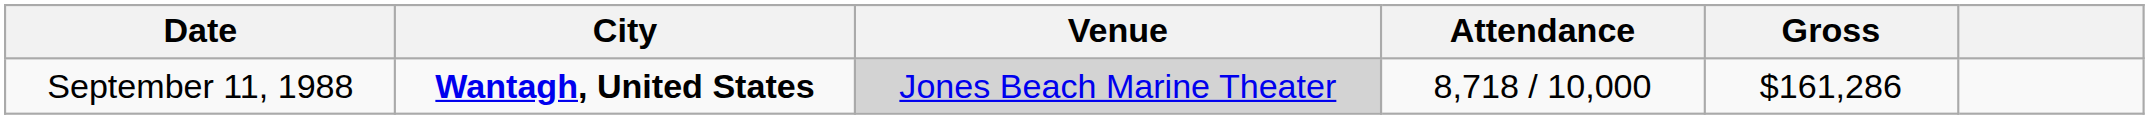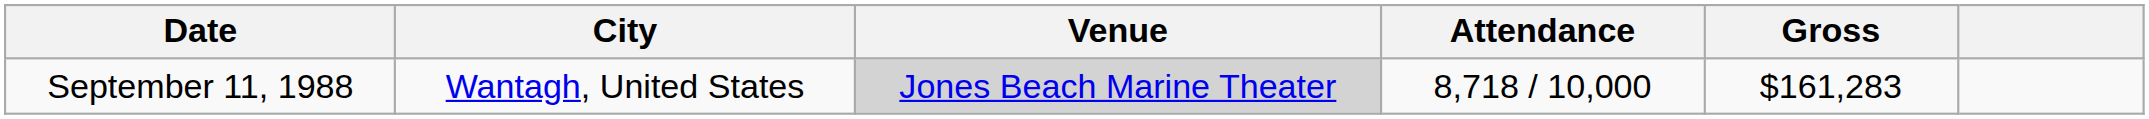(625, 85) bold -> (625, 85) normal
(1831, 85) $161,286 -> (1831, 85) $161,283
